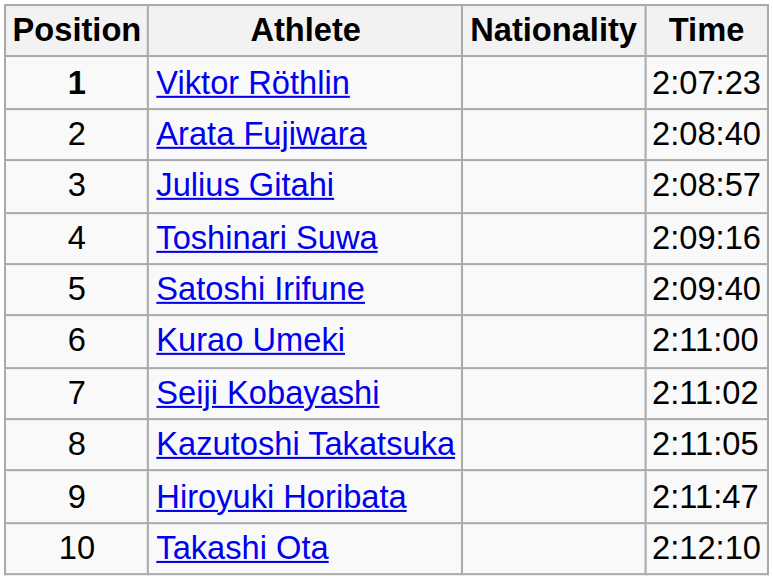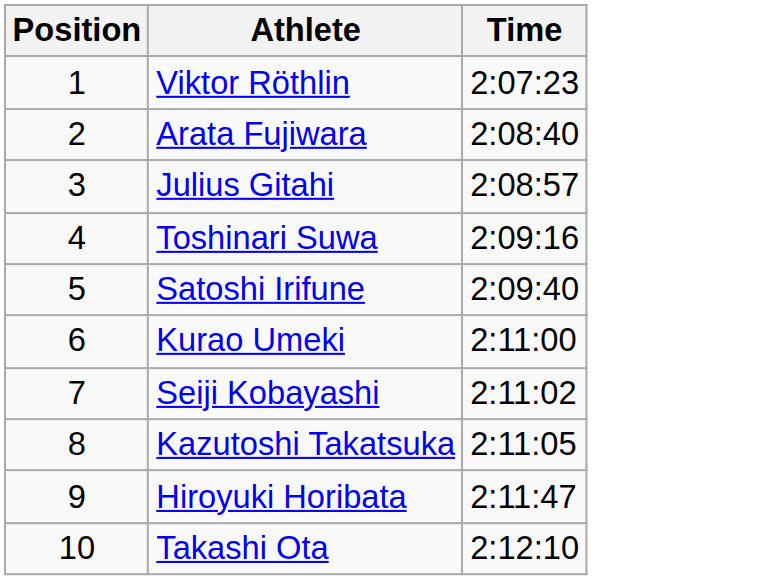- column: (554, 30)
(77, 82) bold -> (77, 82) normal
